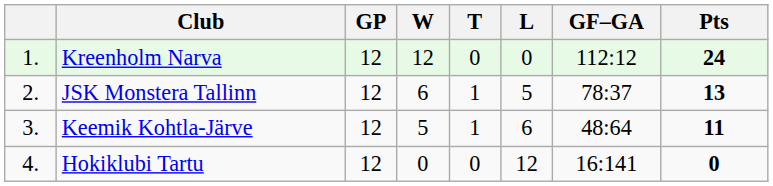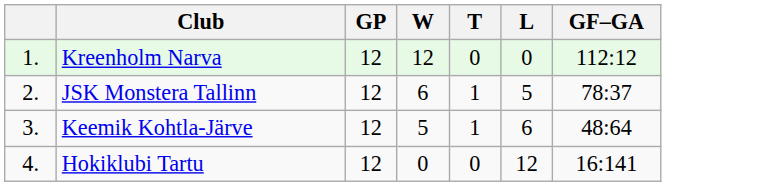- column: (714, 22)
